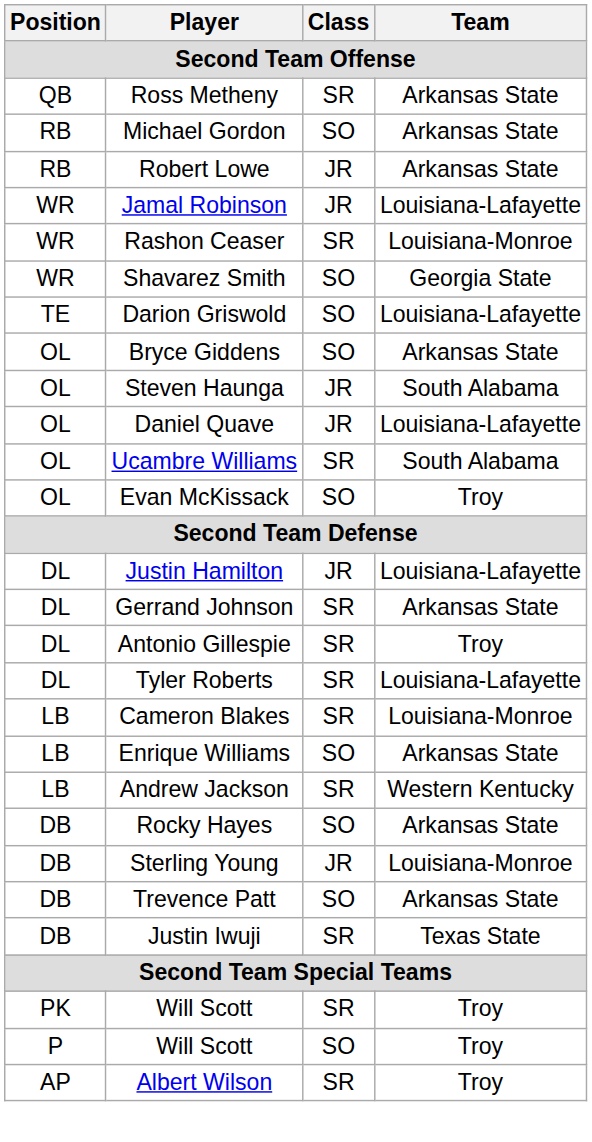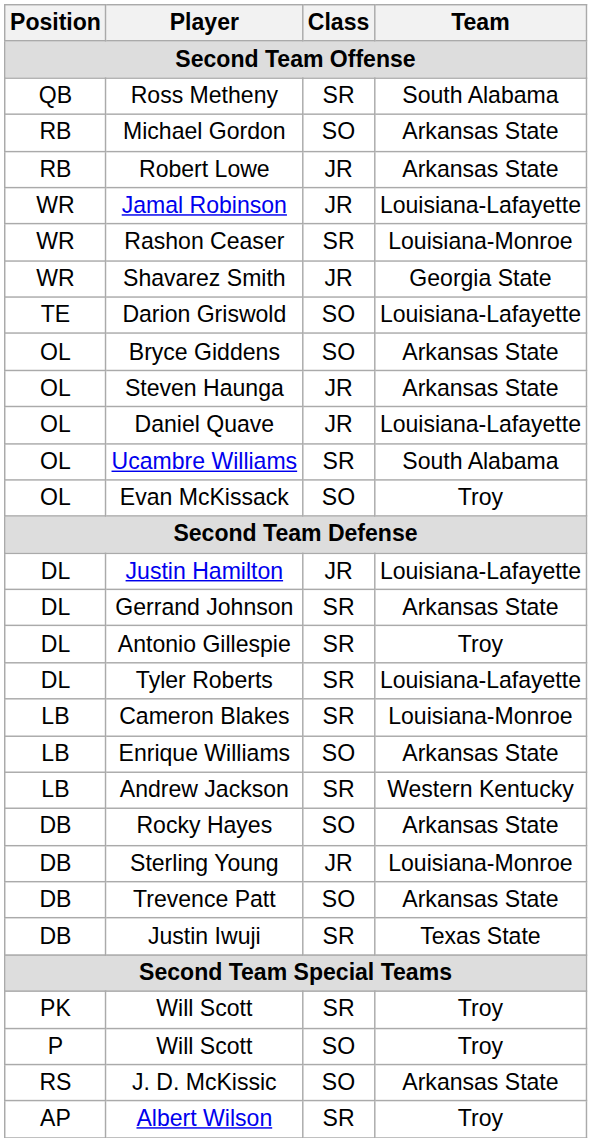(480, 95) Arkansas State -> (480, 95) South Alabama
(339, 278) SO -> (339, 278) JR
(480, 388) South Alabama -> (480, 388) Arkansas State
+ row: (55, 1082)
